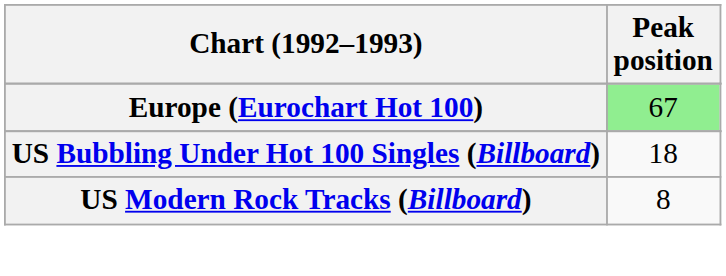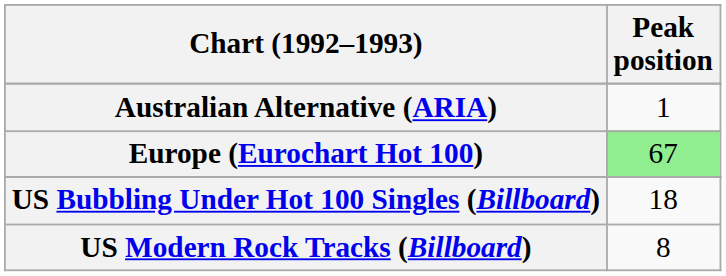+ row: (306, 107)
